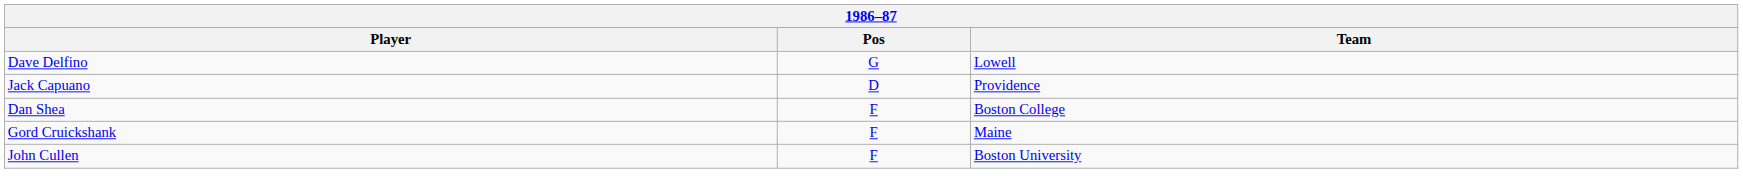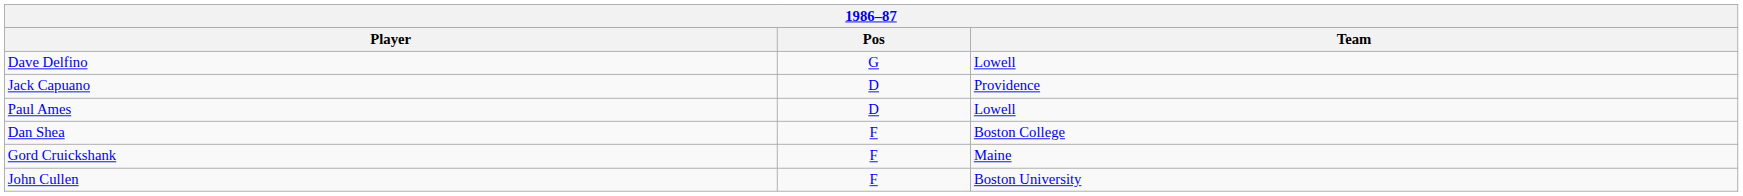+ row: (40, 109)
